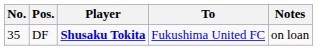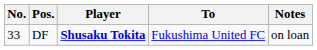(14, 34) 35 -> (14, 34) 33
